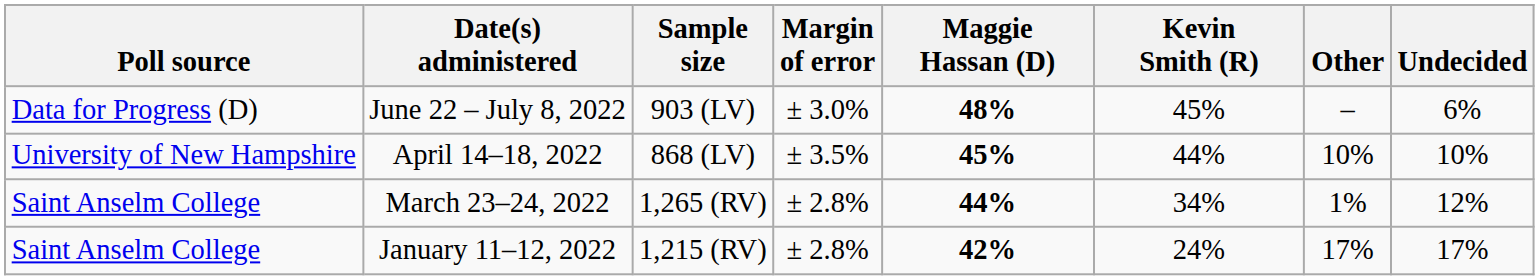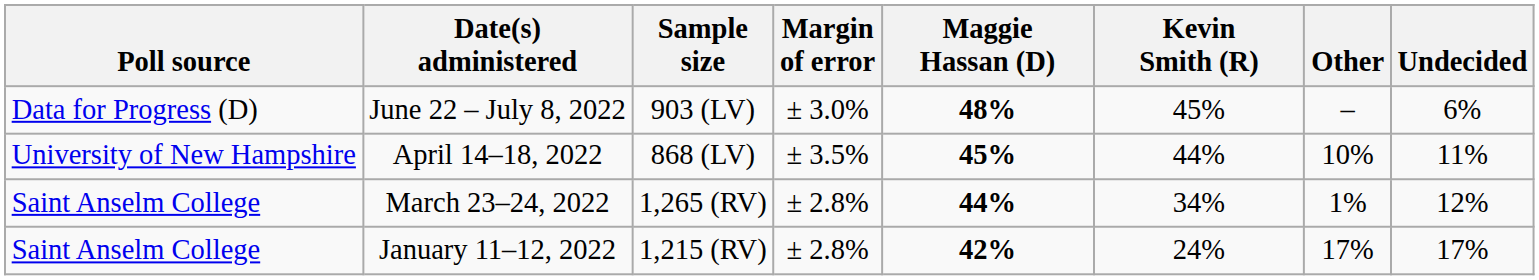(1462, 156) 10% -> (1462, 156) 11%
